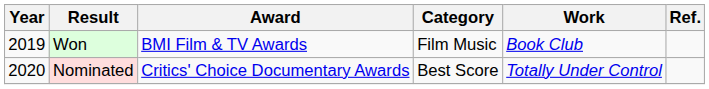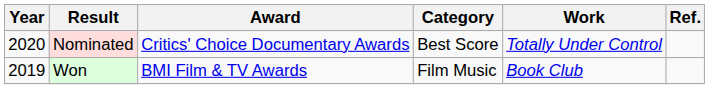rows swapped: (70, 44) <-> (93, 70)
